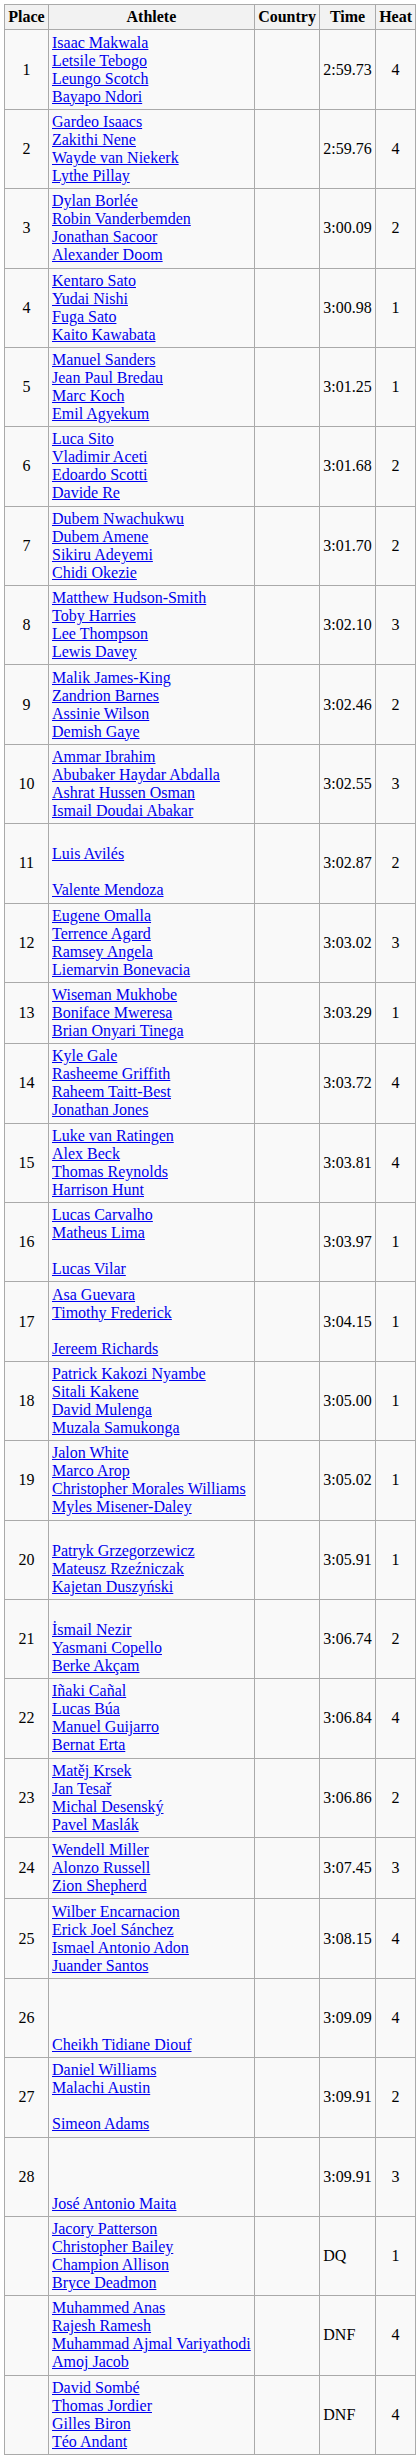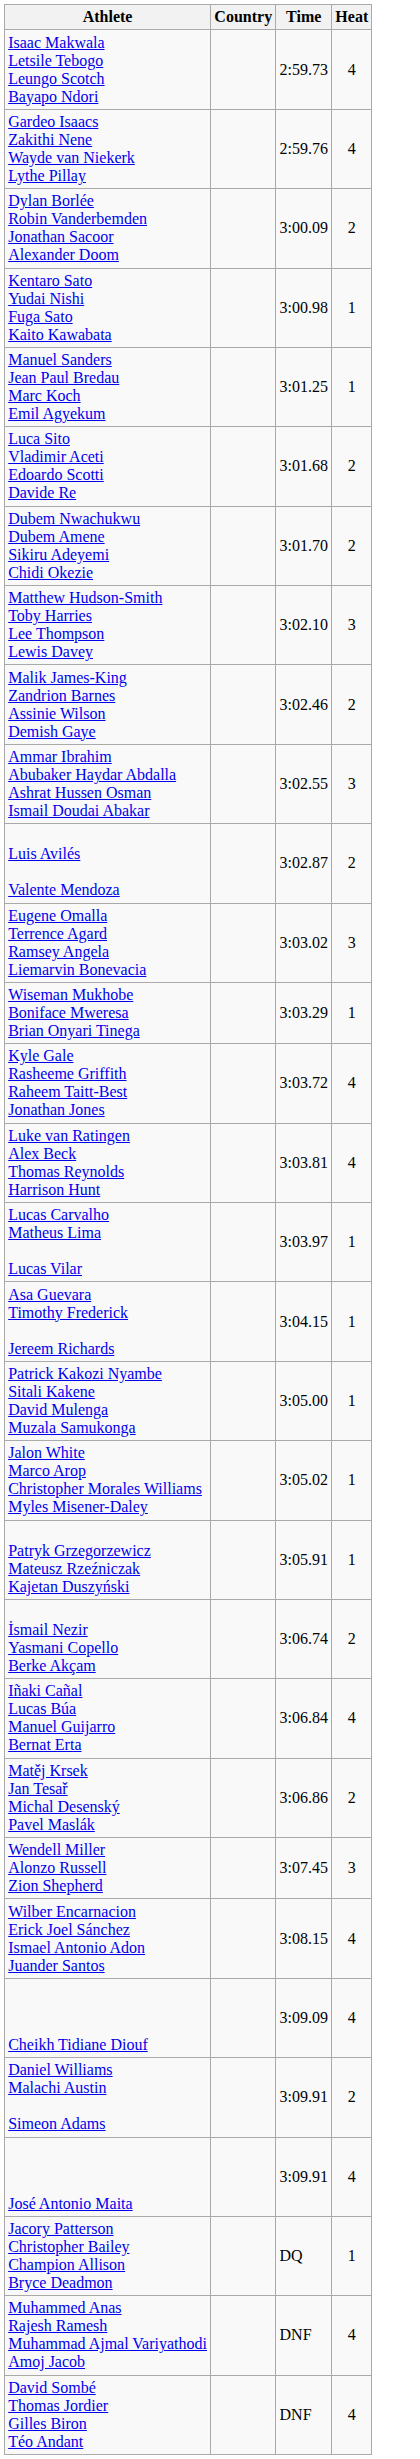- column: (26, 17)
(396, 2176) 3 -> (352, 2176) 4
